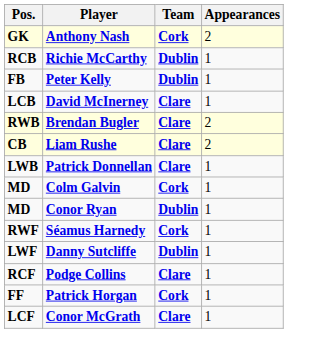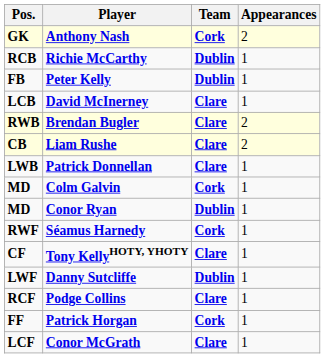+ row: (117, 254)
